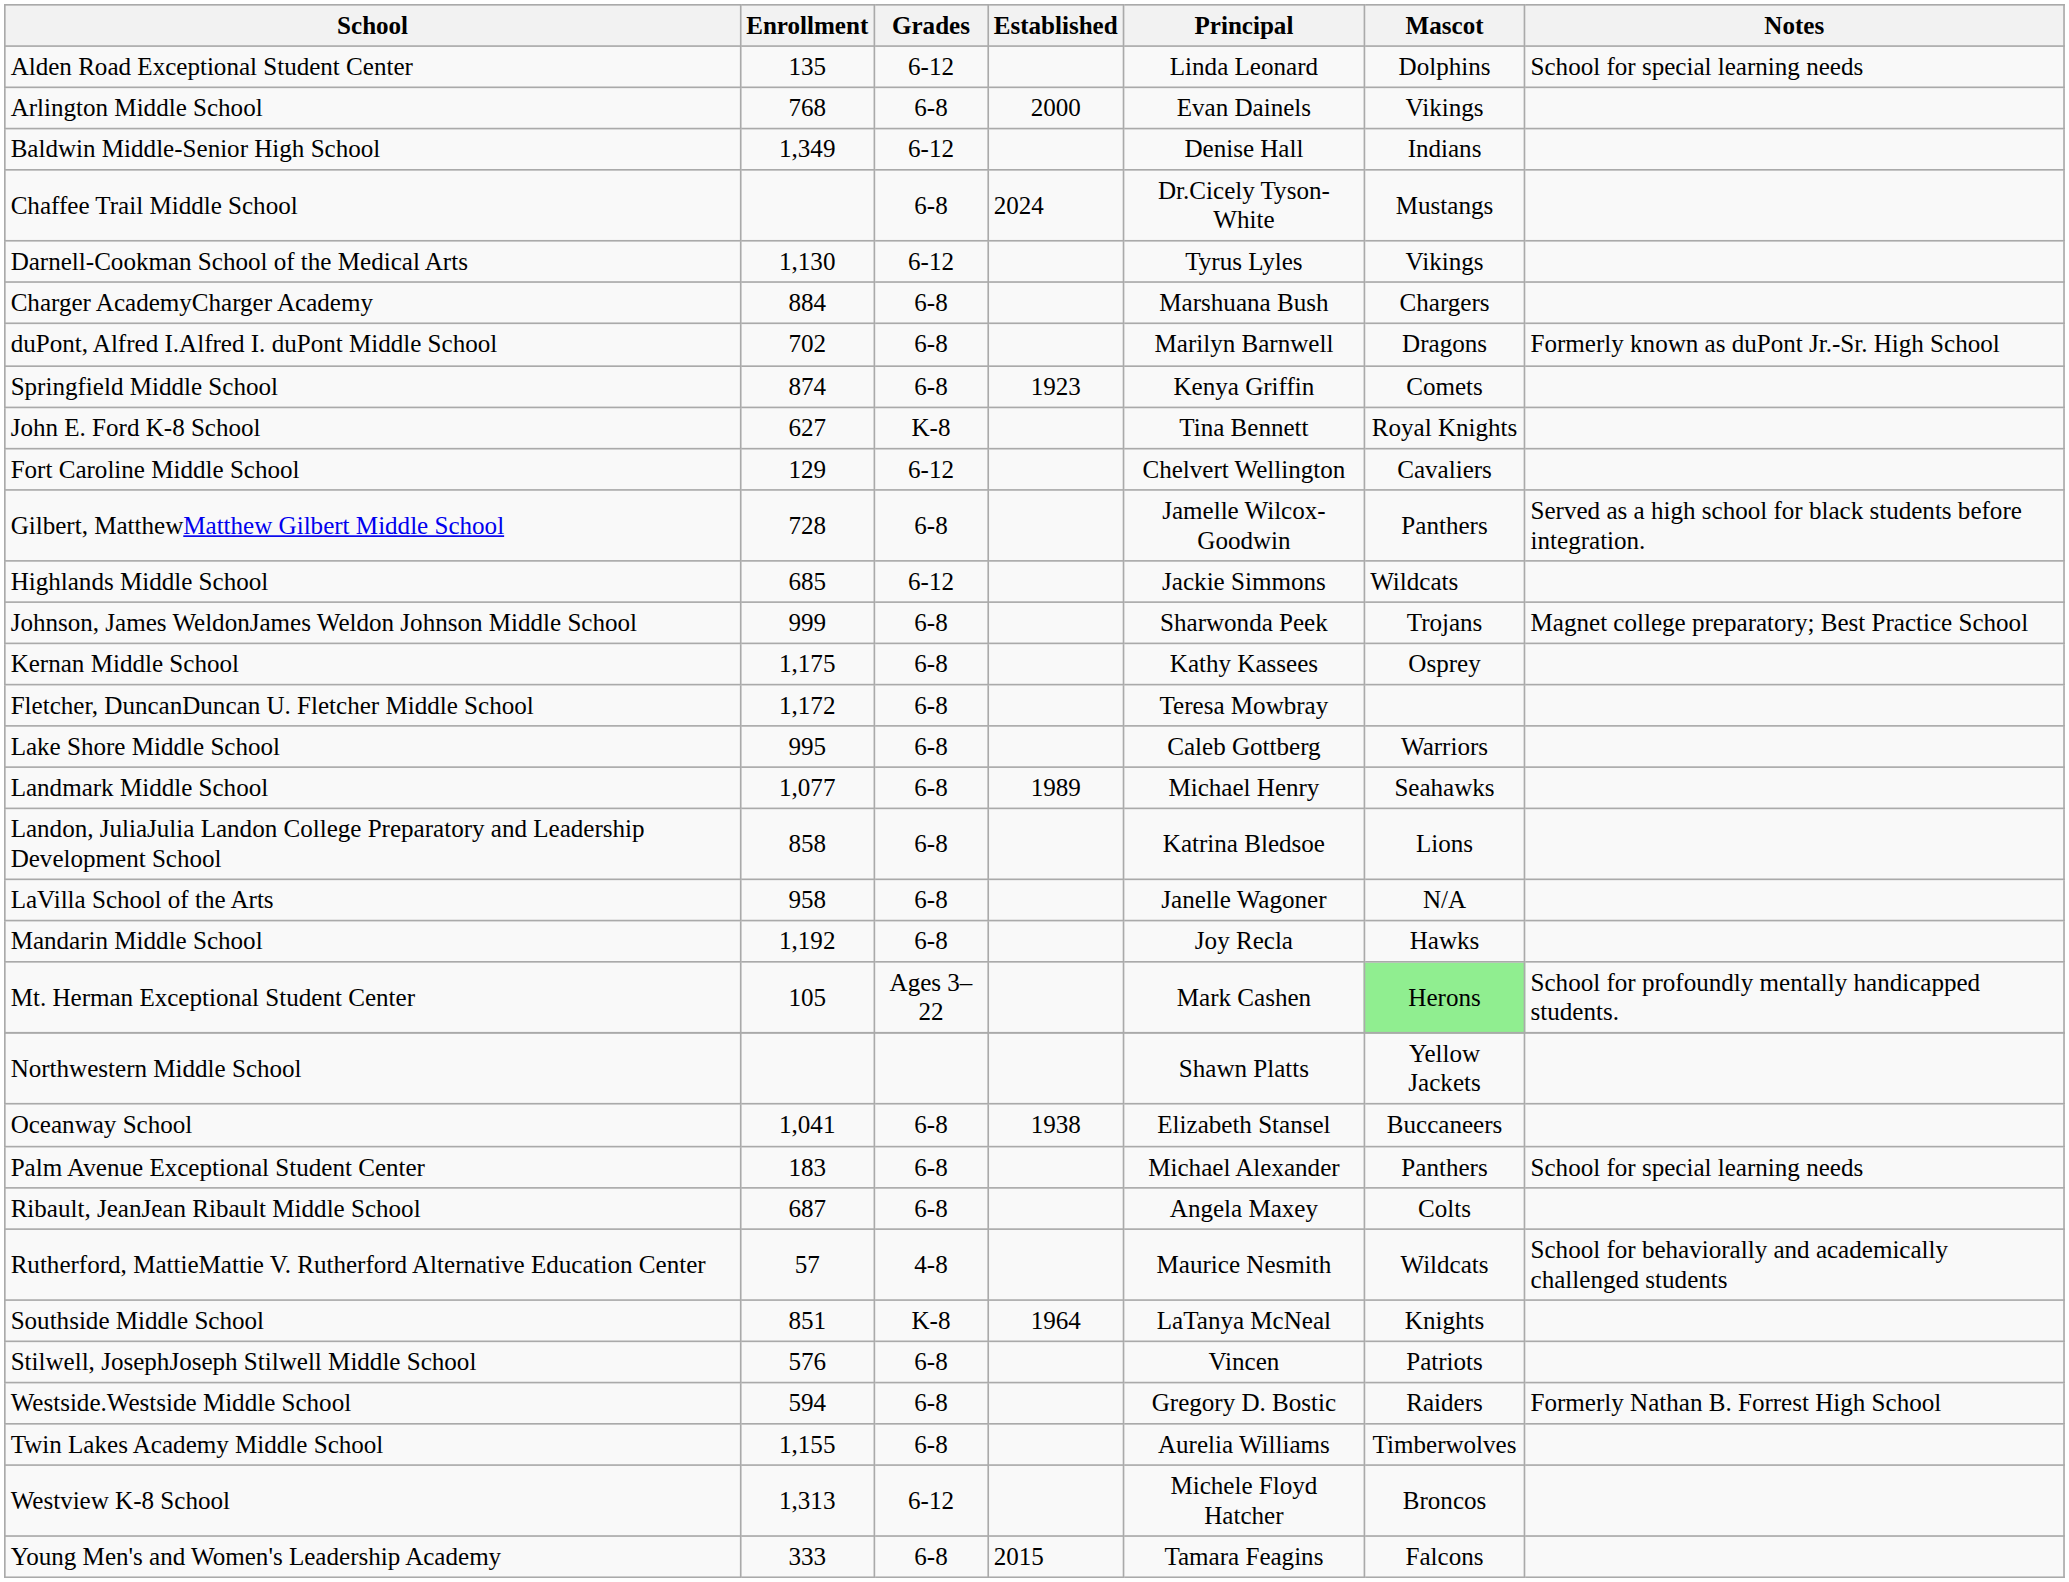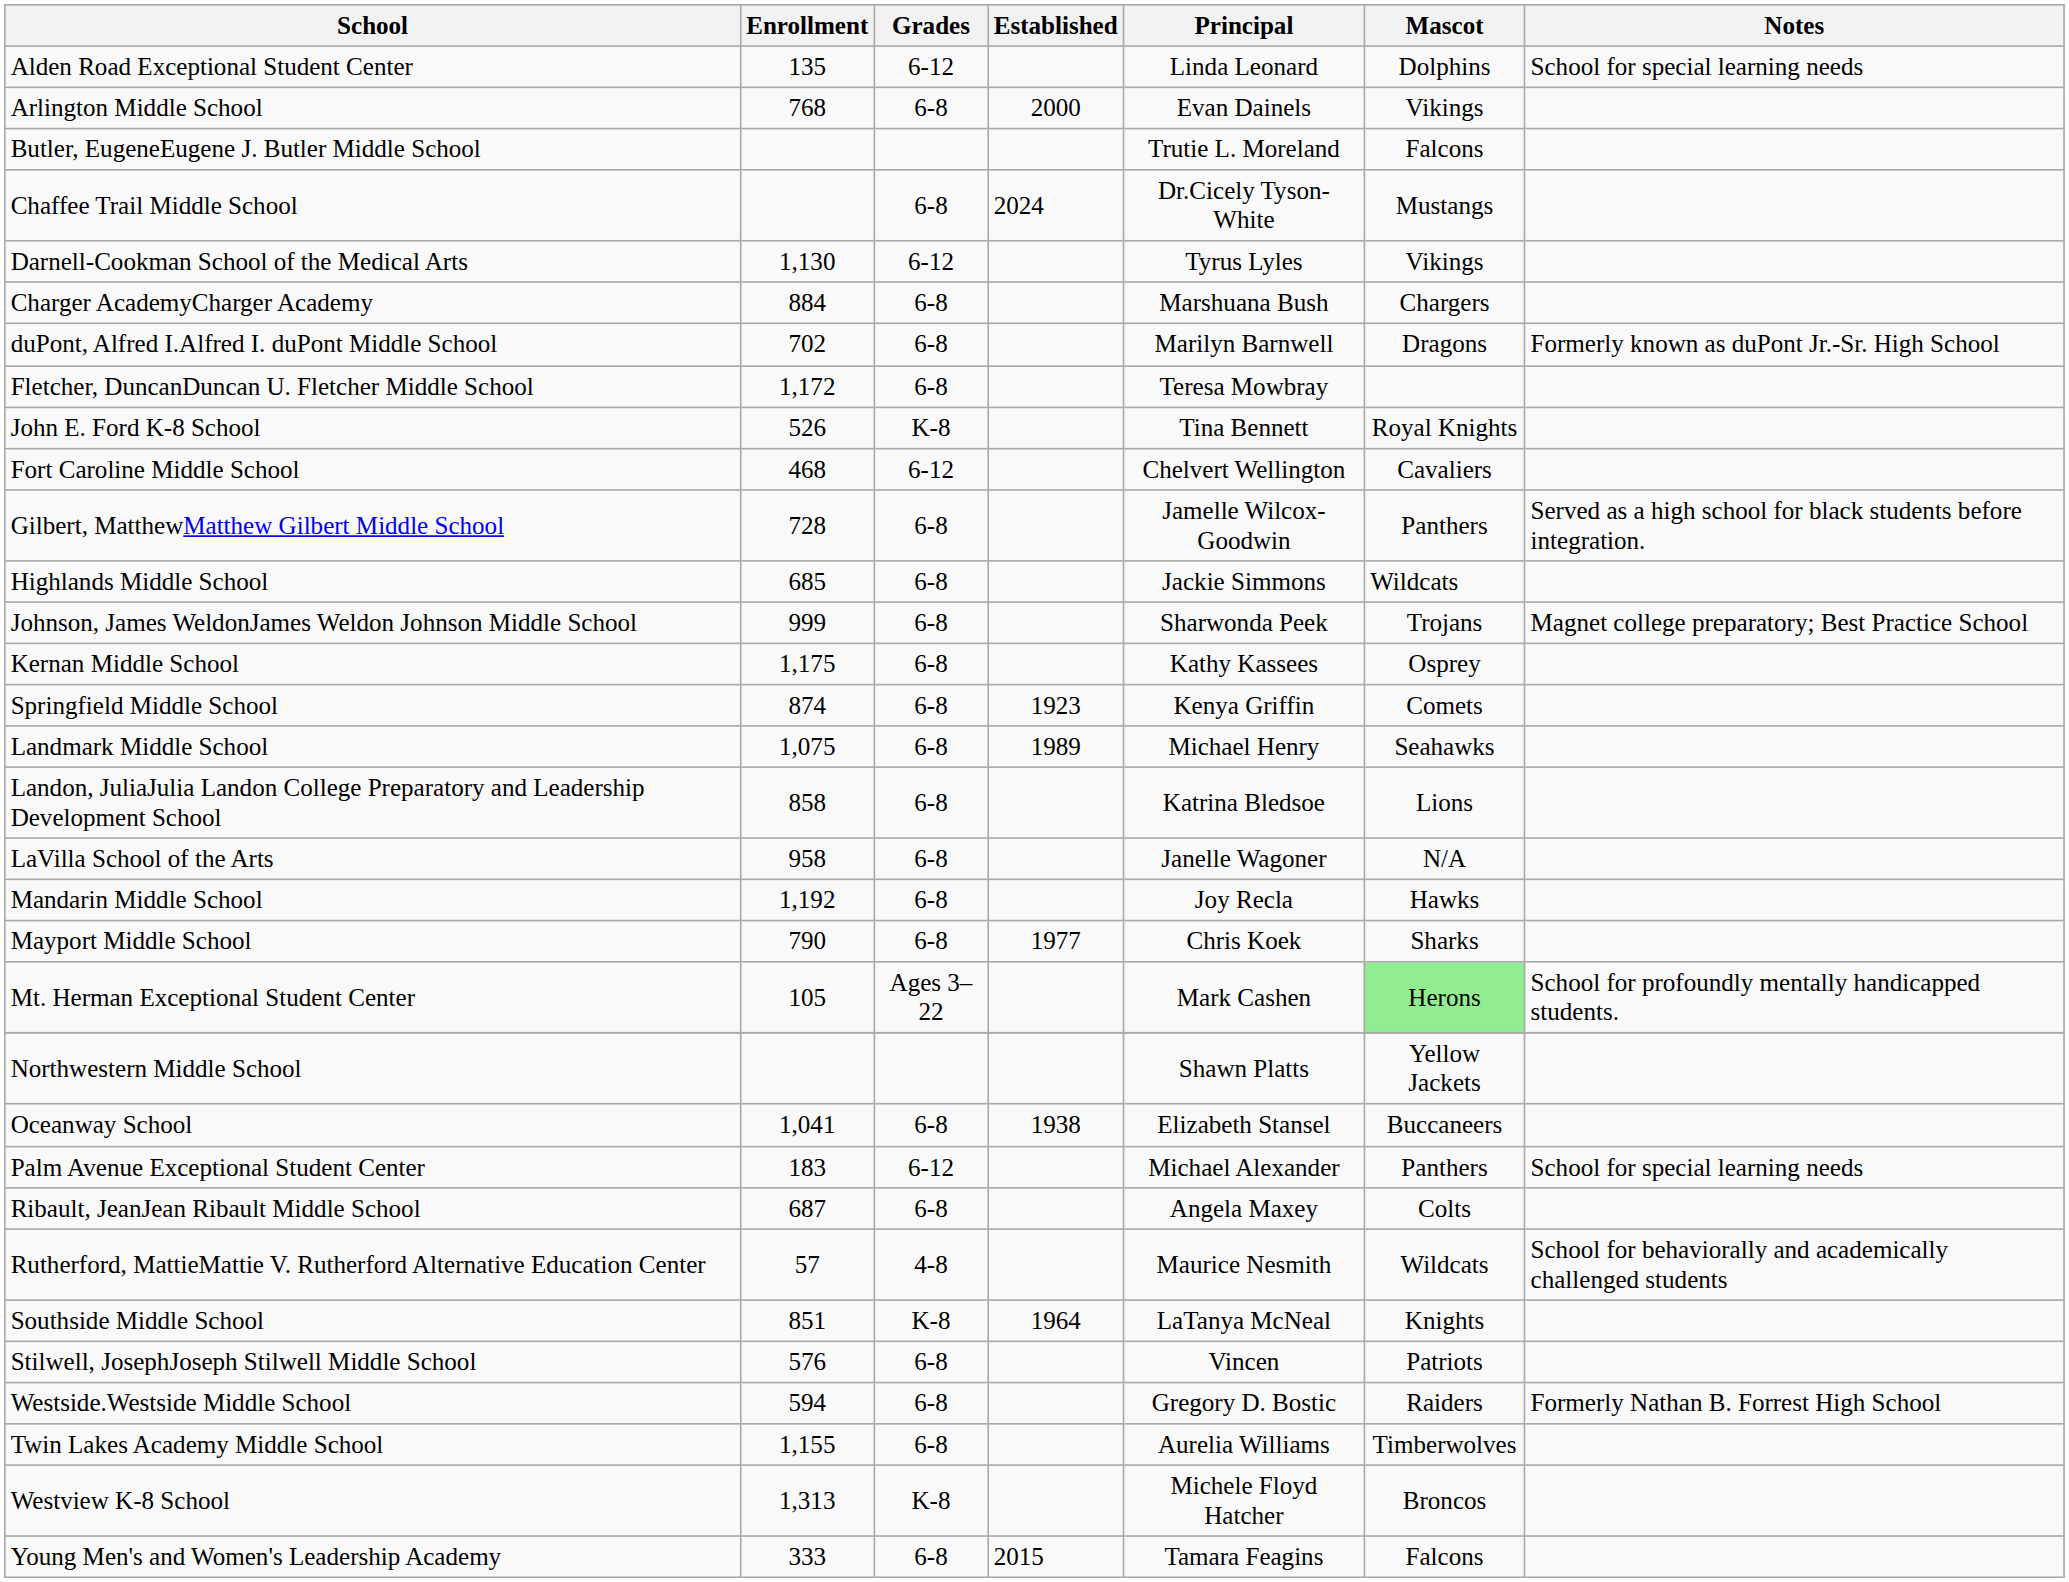- row: (195, 149)
+ row: (246, 149)
rows swapped: (272, 705) <-> (144, 385)
(807, 427) 627 -> (807, 427) 526
(807, 468) 129 -> (807, 468) 468
(931, 581) 6-12 -> (931, 581) 6-8
- row: (145, 746)
(807, 787) 1,077 -> (807, 746) 1,075
+ row: (131, 941)
(931, 1166) 6-8 -> (931, 1166) 6-12
(931, 1500) 6-12 -> (931, 1500) K-8
